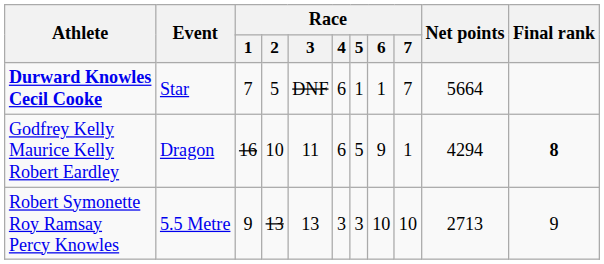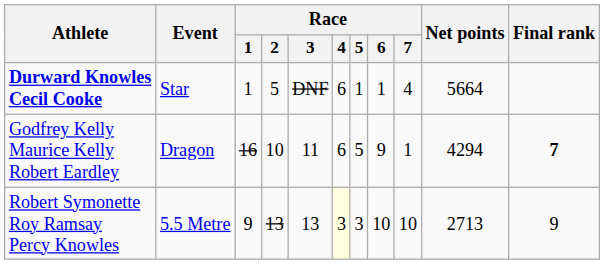(248, 88) 7 -> (248, 88) 1
(408, 88) 7 -> (408, 88) 4
(554, 150) 8 -> (554, 150) 7
(342, 223) no background -> (342, 223) lightyellow background
